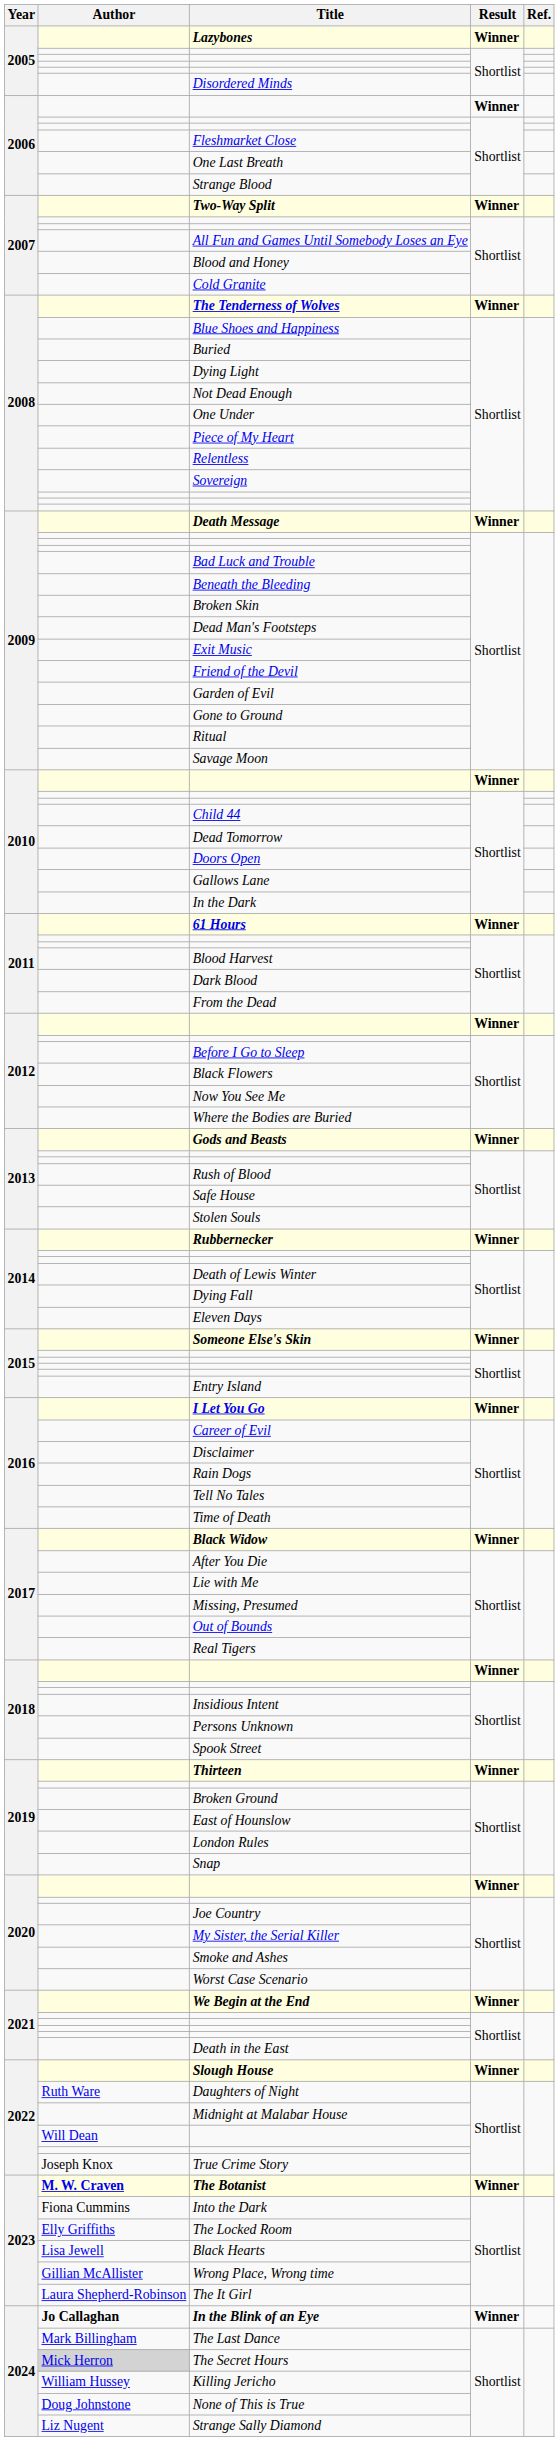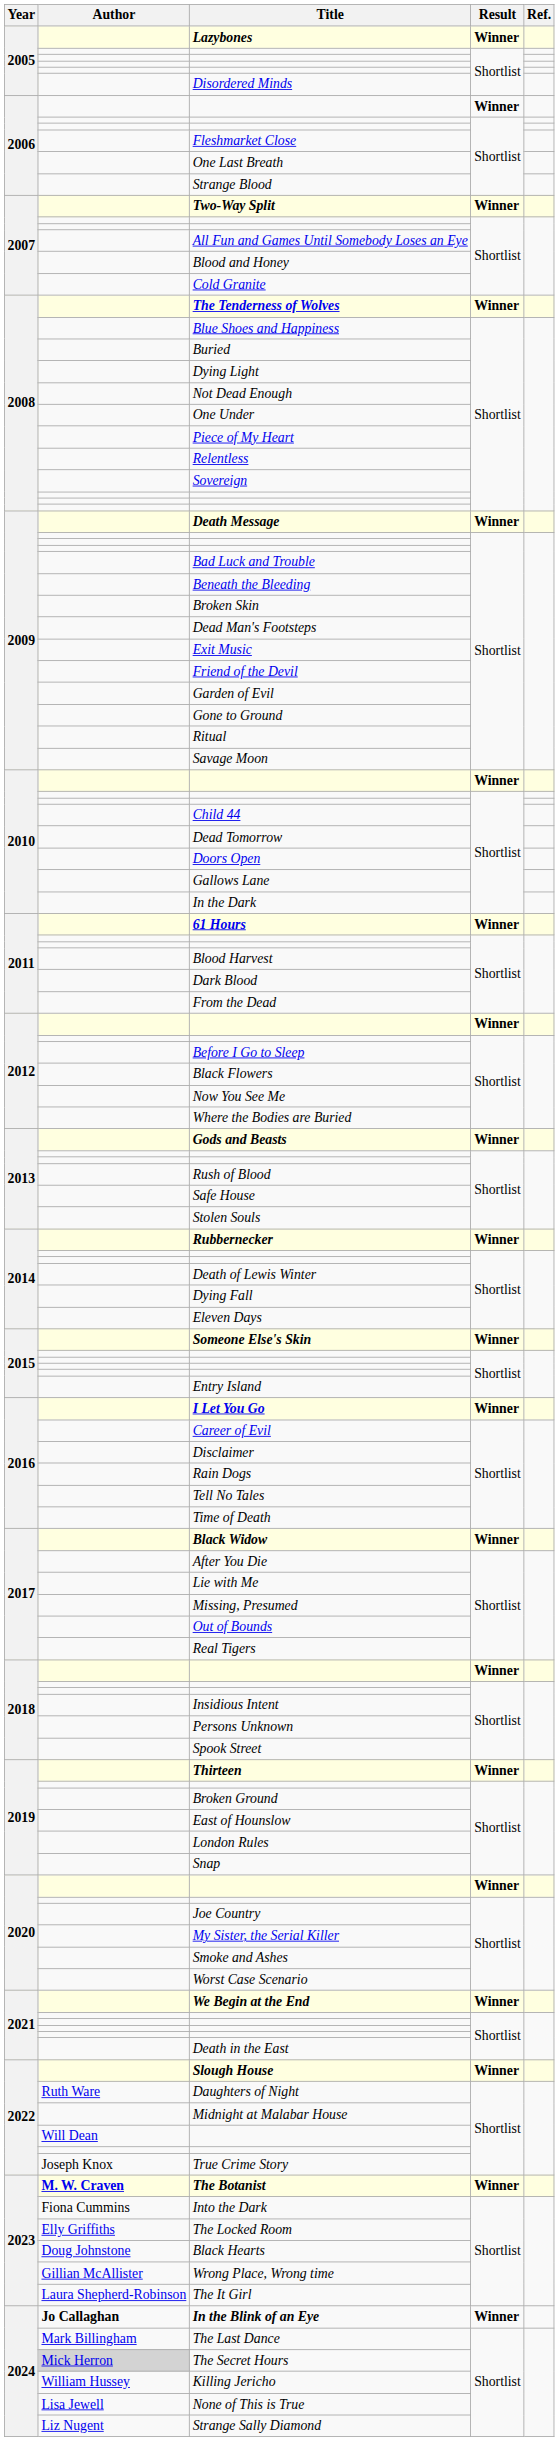(73, 2251) Lisa Jewell -> (86, 2251) Doug Johnstone
(86, 2404) Doug Johnstone -> (73, 2404) Lisa Jewell
